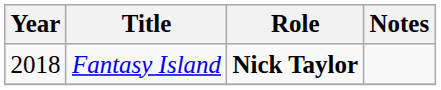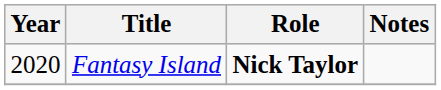(35, 63) 2018 -> (35, 63) 2020
